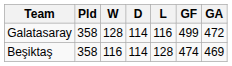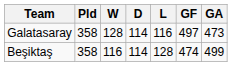(189, 33) 499 -> (189, 33) 497
(214, 33) 472 -> (214, 33) 473
(214, 52) 469 -> (214, 52) 499
